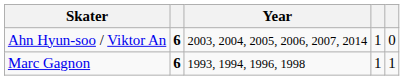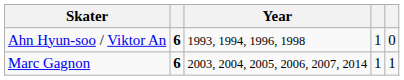(277, 40) 2003, 2004, 2005, 2006, 2007, 2014 -> (246, 40) 1993, 1994, 1996, 1998
(246, 64) 1993, 1994, 1996, 1998 -> (277, 64) 2003, 2004, 2005, 2006, 2007, 2014
